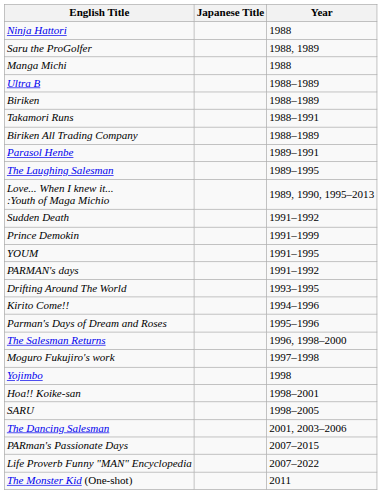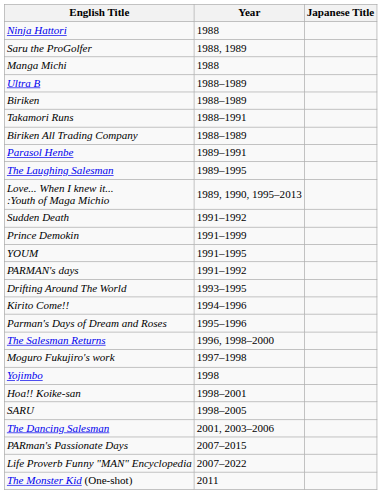columns swapped: (231, 13) <-> (322, 13)
